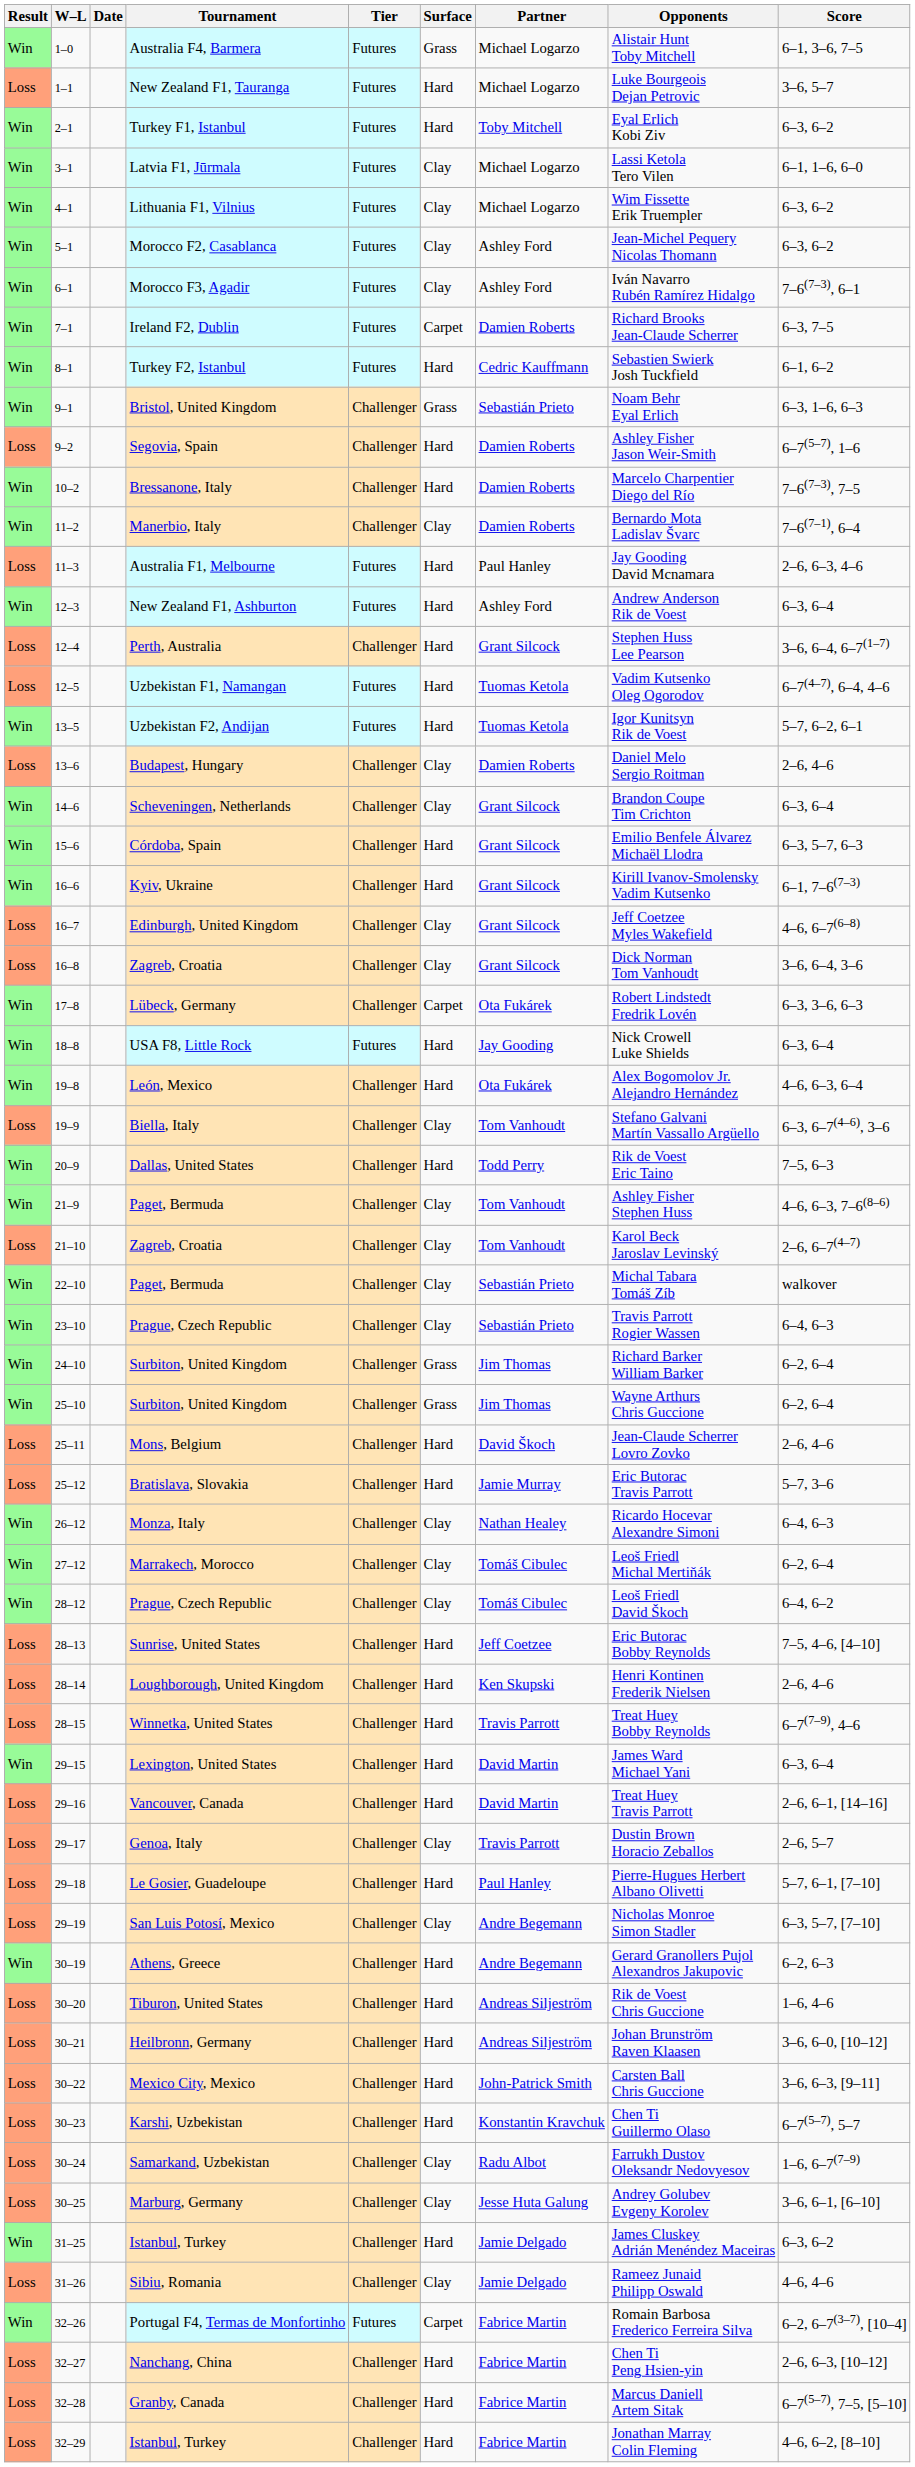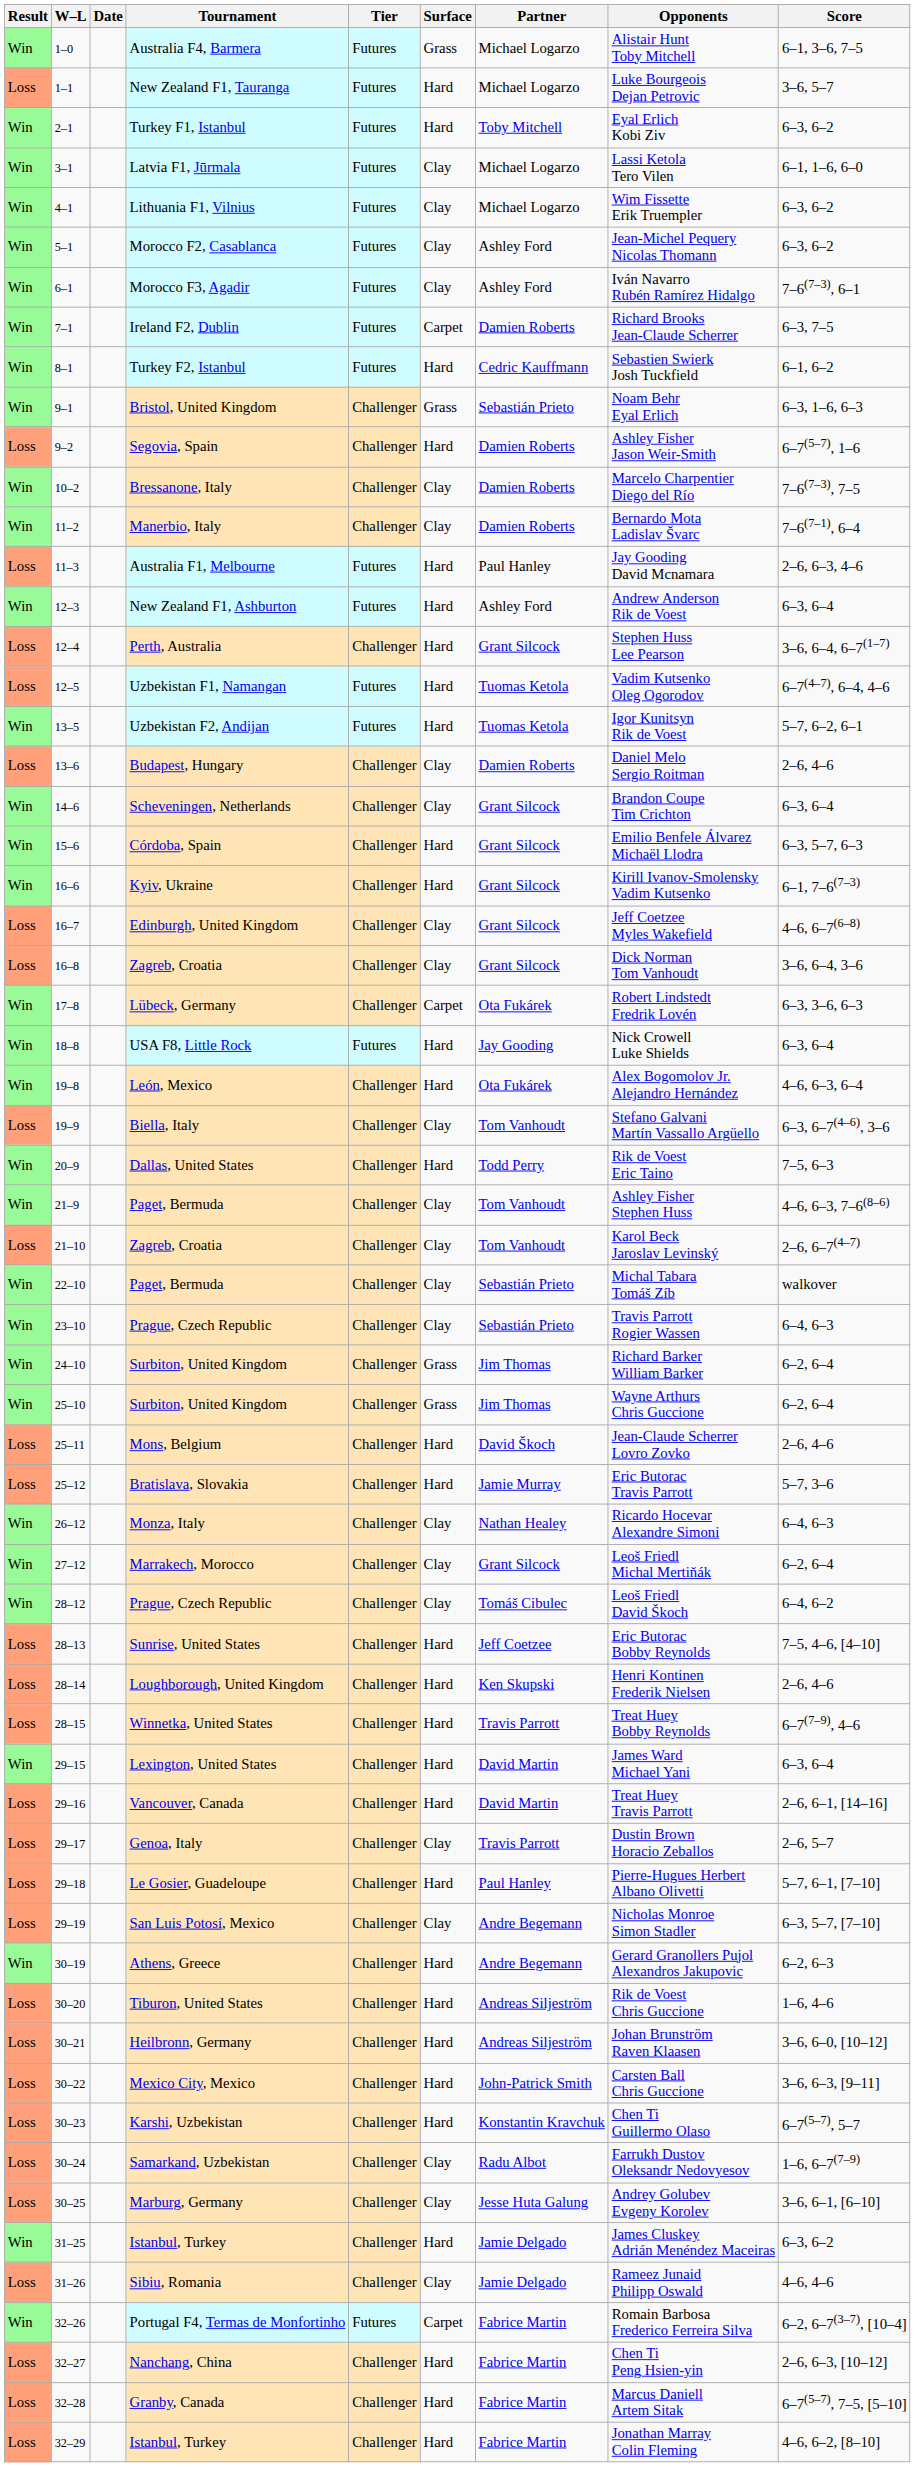(438, 486) Hard -> (437, 486) Clay
(523, 1564) Tomáš Cibulec -> (519, 1564) Grant Silcock
